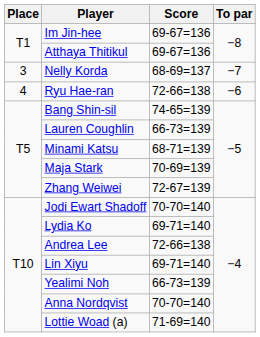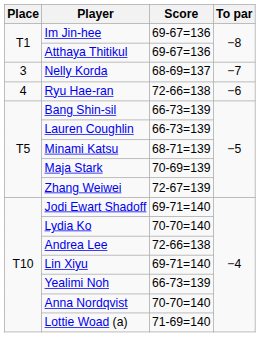(181, 110) 74-65=139 -> (181, 110) 66-73=139
(181, 206) 70-70=140 -> (181, 206) 69-71=140
(181, 226) 69-71=140 -> (181, 226) 70-70=140
